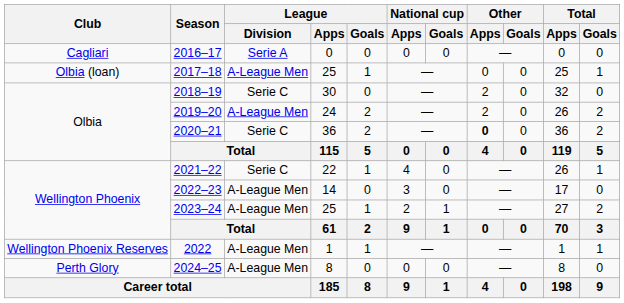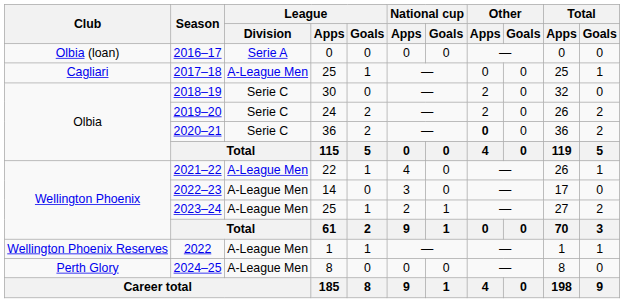(88, 53) Cagliari -> (88, 53) Olbia (loan)
(88, 72) Olbia (loan) -> (88, 72) Cagliari
(268, 111) A-League Men -> (268, 111) Serie C
(268, 170) Serie C -> (268, 170) A-League Men
